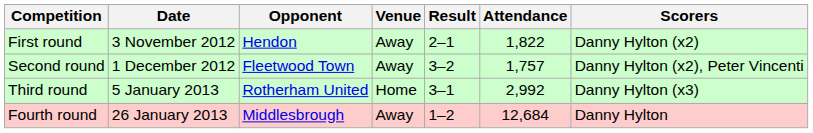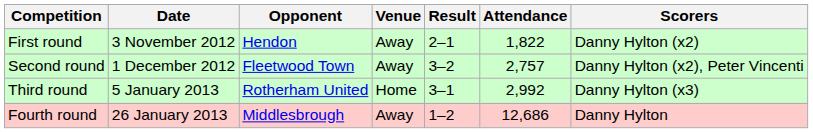(525, 66) 1,757 -> (525, 66) 2,757
(525, 115) 12,684 -> (525, 115) 12,686
